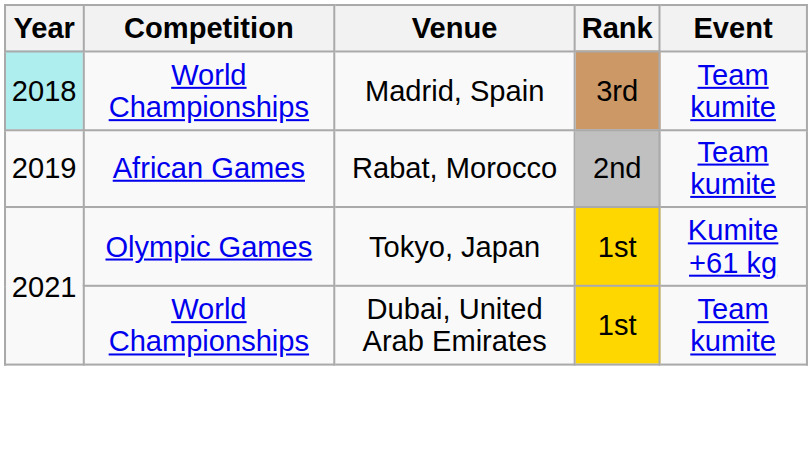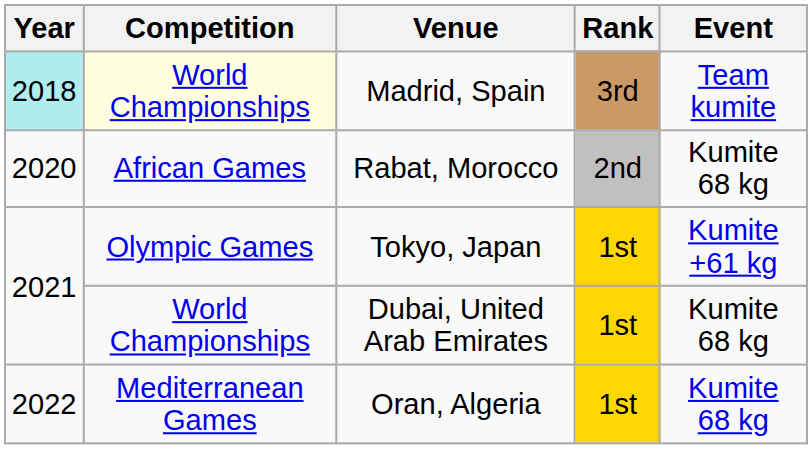(209, 90) no background -> (210, 90) lightyellow background
(44, 169) 2019 -> (44, 169) 2020
(733, 169) Team kumite -> (733, 169) Kumite 68 kg
(733, 325) Team kumite -> (733, 325) Kumite 68 kg
+ row: (456, 404)
